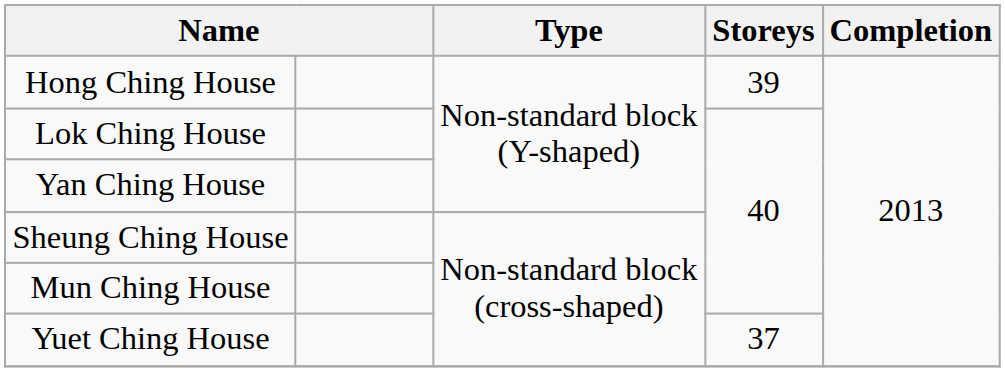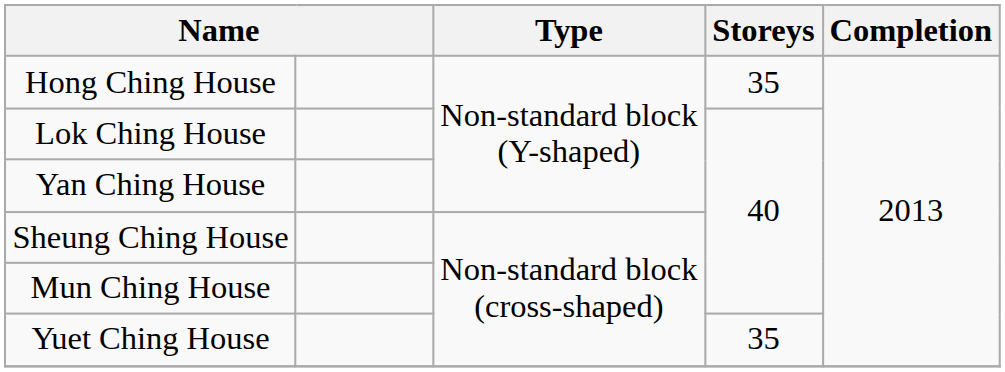(764, 81) 39 -> (764, 81) 35
(764, 339) 37 -> (764, 339) 35
